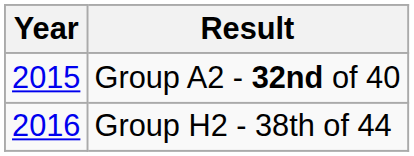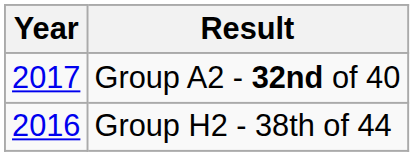(46, 77) 2015 -> (46, 77) 2017
